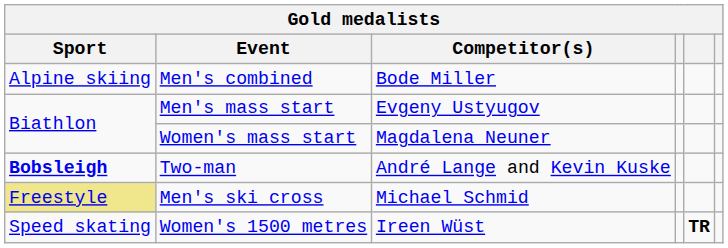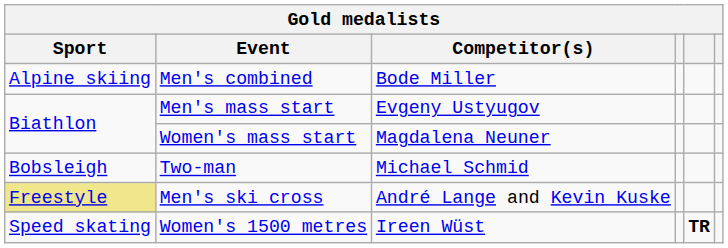(58, 168) bold -> (58, 168) normal
(523, 168) André Lange and Kevin Kuske -> (452, 168) Michael Schmid
(452, 198) Michael Schmid -> (523, 198) André Lange and Kevin Kuske
